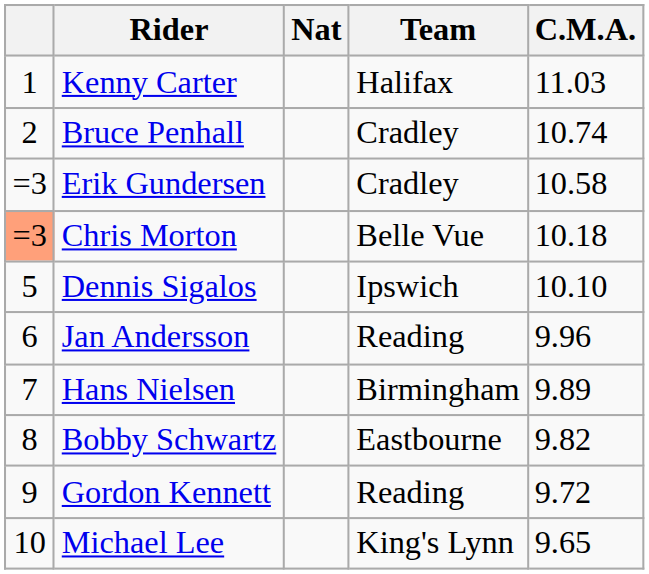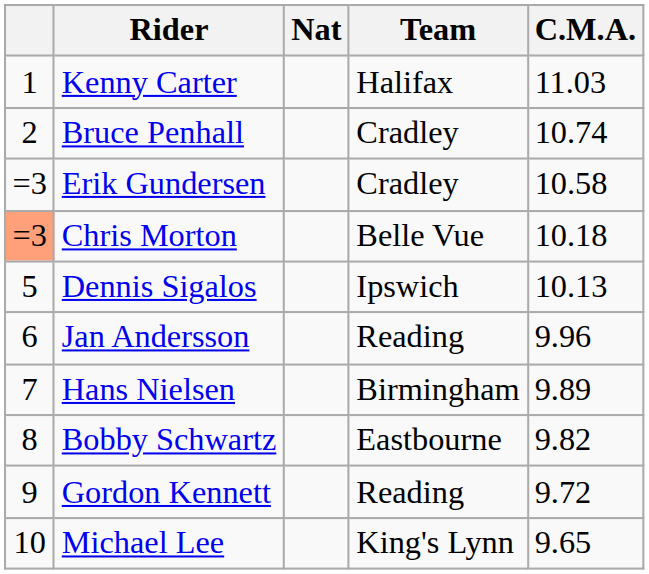(571, 286) 10.10 -> (571, 286) 10.13
